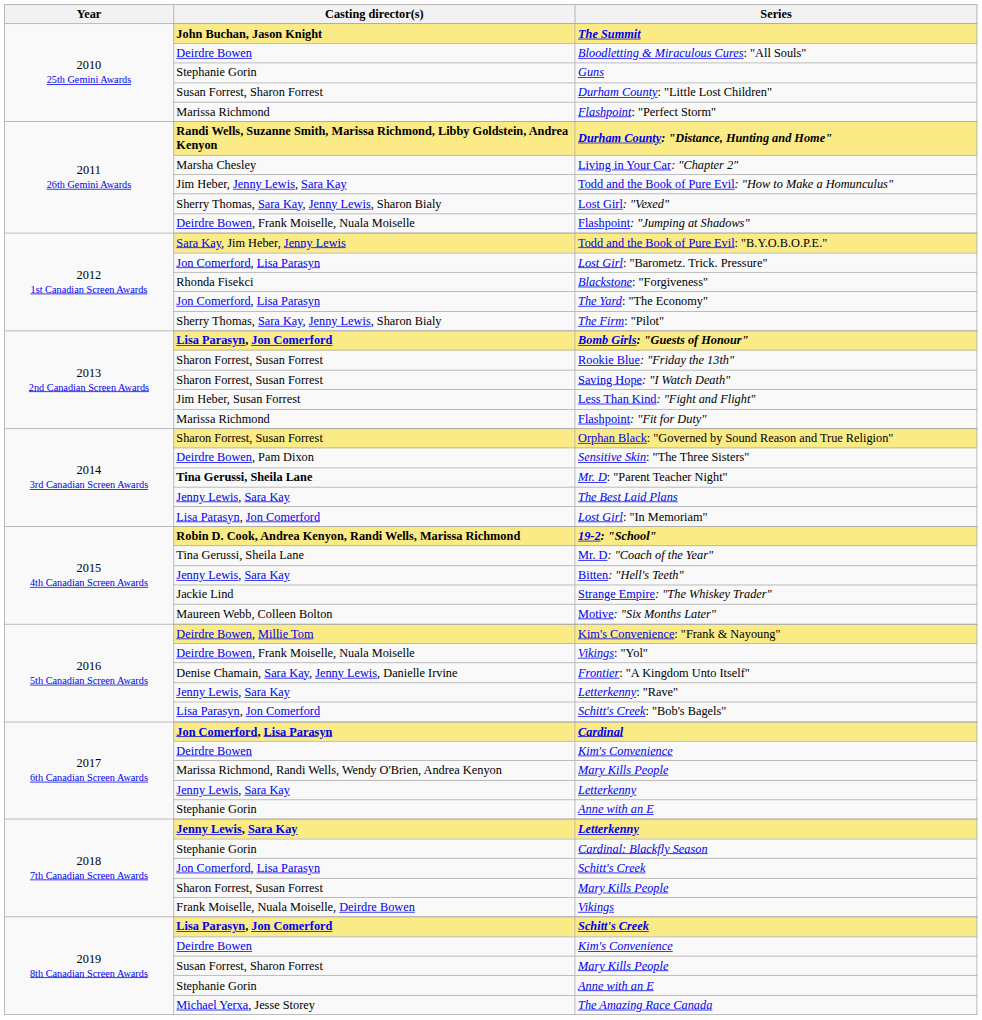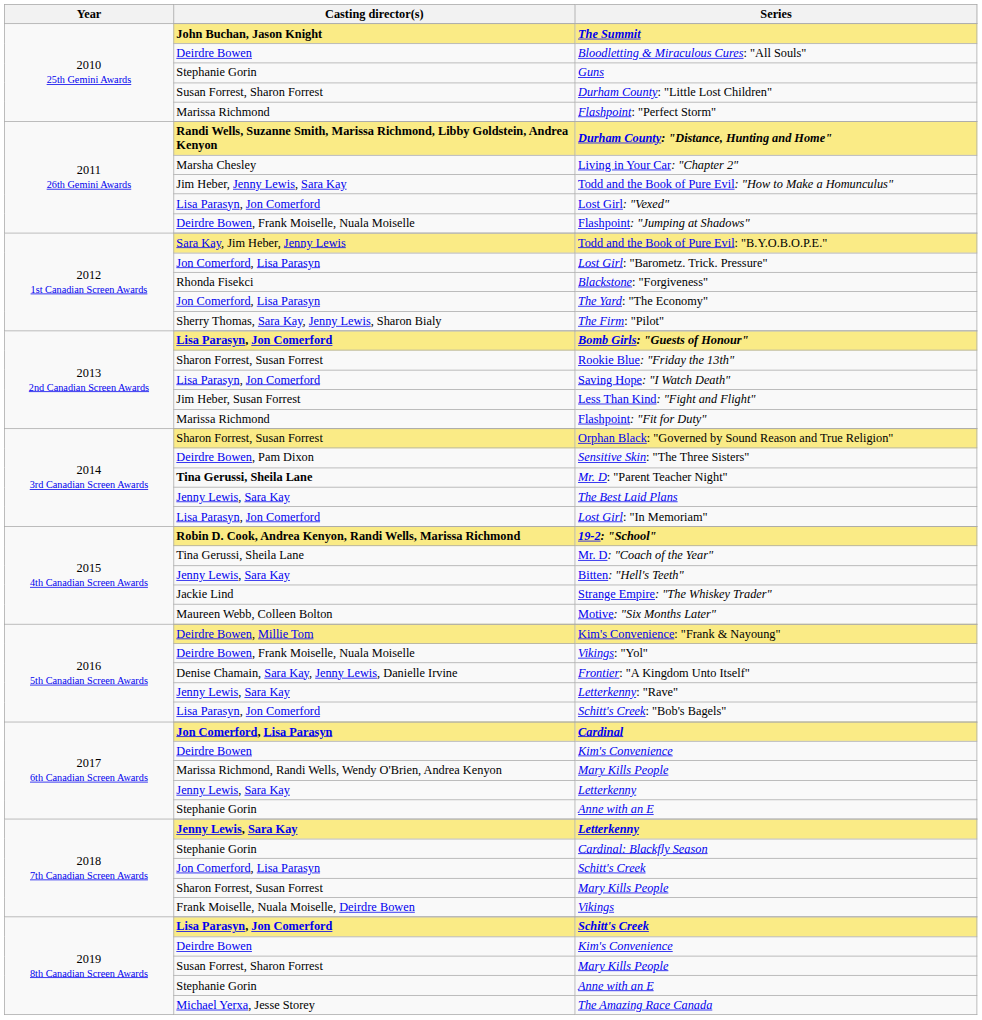(309, 203) Sherry Thomas, Sara Kay, Jenny Lewis, Sharon Bialy -> (248, 203) Lisa Parasyn, Jon Comerford
(250, 379) Sharon Forrest, Susan Forrest -> (248, 379) Lisa Parasyn, Jon Comerford
